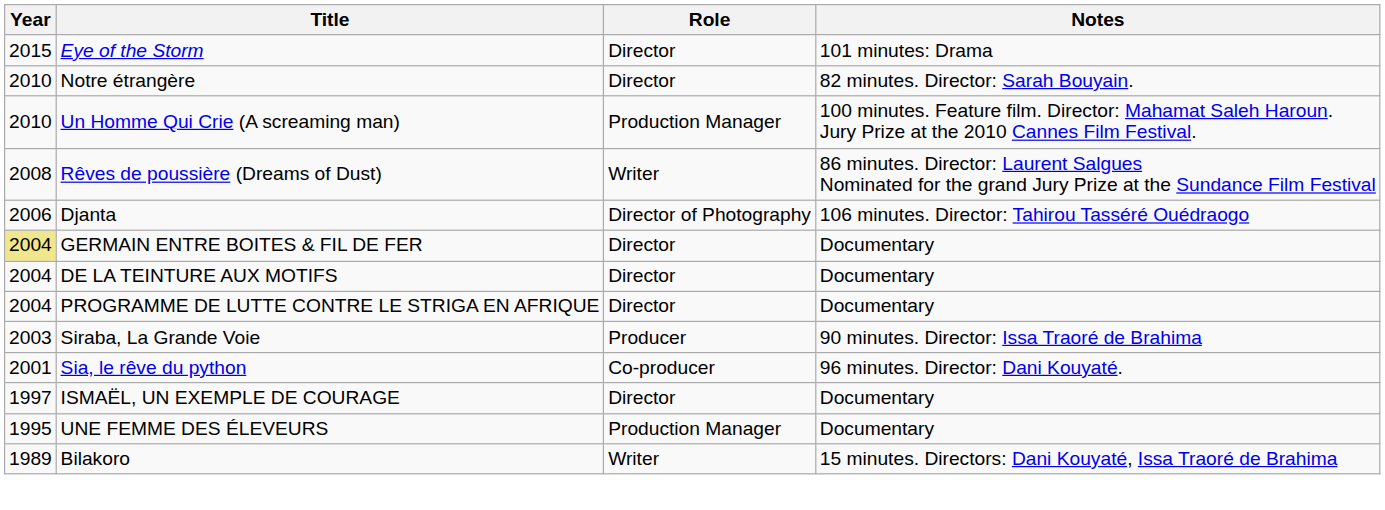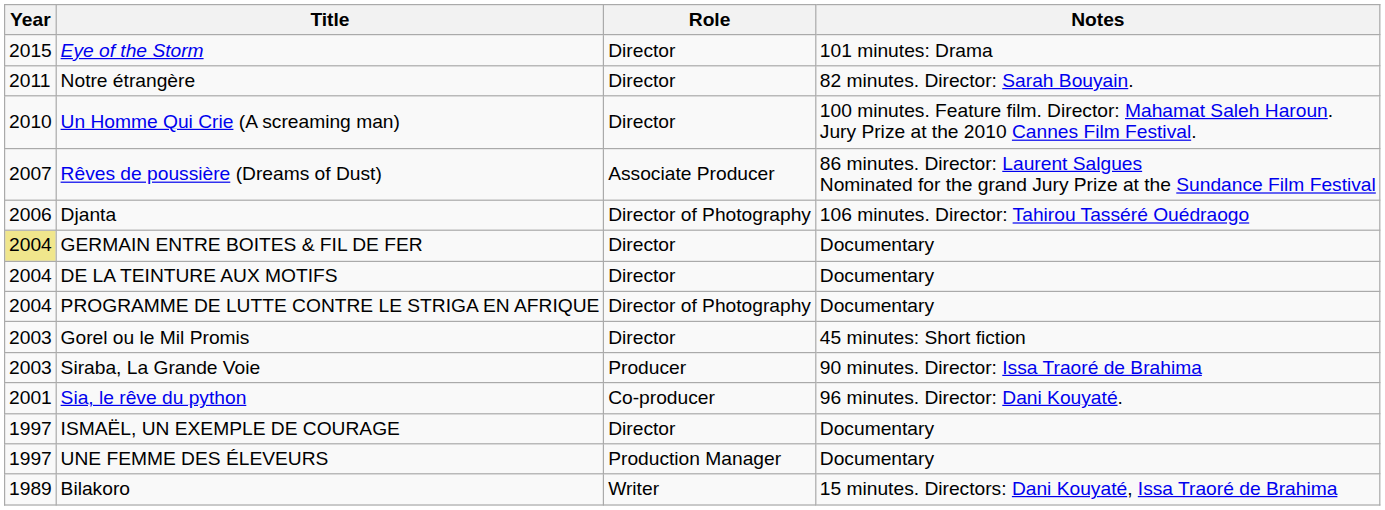(30, 80) 2010 -> (30, 80) 2011
(695, 121) Production Manager -> (642, 121) Director
(30, 173) 2008 -> (30, 173) 2007
(634, 173) Writer -> (691, 173) Associate Producer
(642, 306) Director -> (710, 306) Director of Photography
+ row: (155, 336)
(30, 428) 1995 -> (30, 458) 1997
